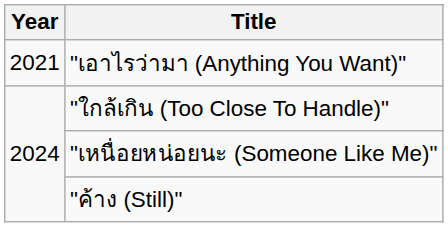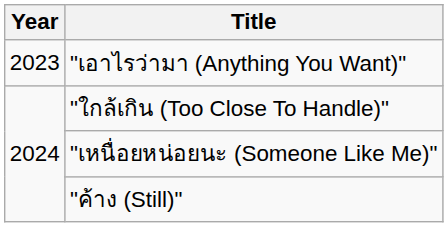(35, 62) 2021 -> (35, 62) 2023
